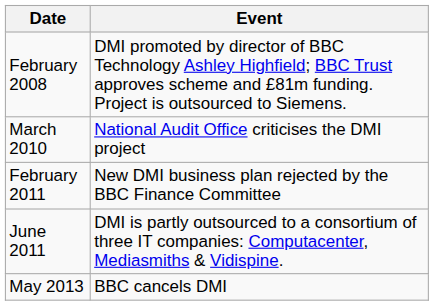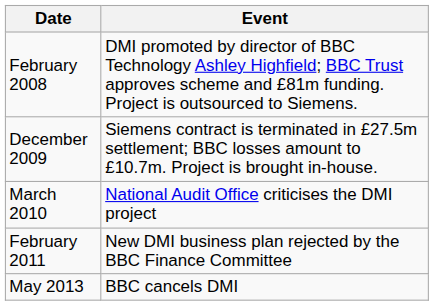+ row: (48, 149)
- row: (28, 240)
